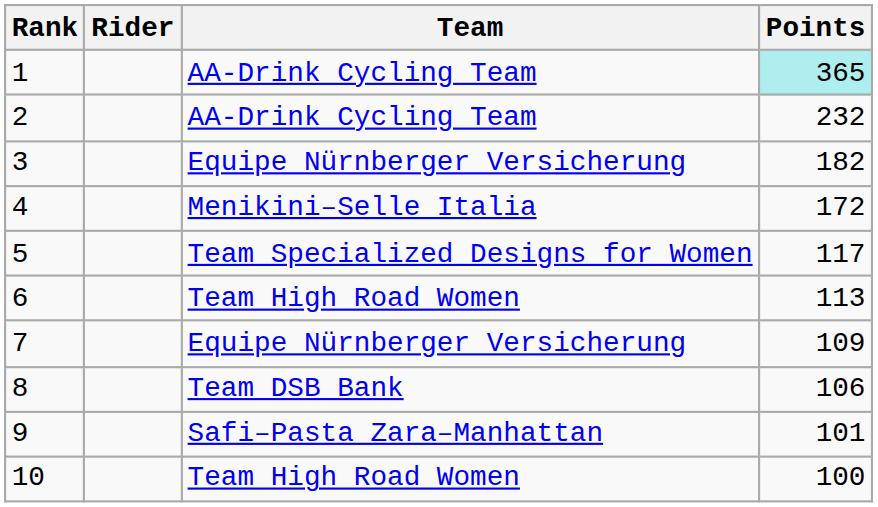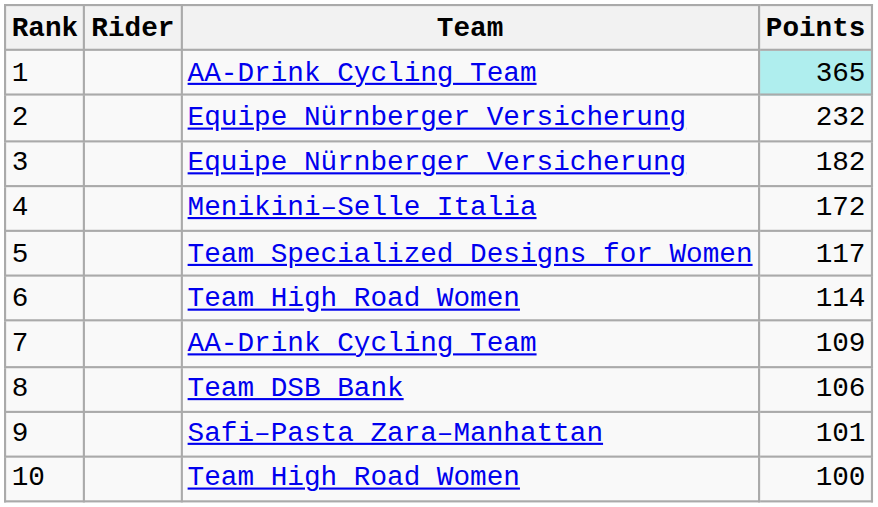(362, 118) AA-Drink Cycling Team -> (437, 118) Equipe Nürnberger Versicherung
(841, 298) 113 -> (841, 298) 114
(437, 344) Equipe Nürnberger Versicherung -> (362, 344) AA-Drink Cycling Team
